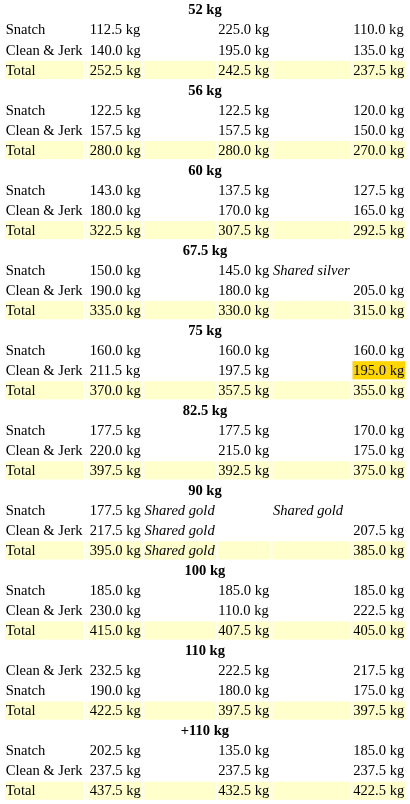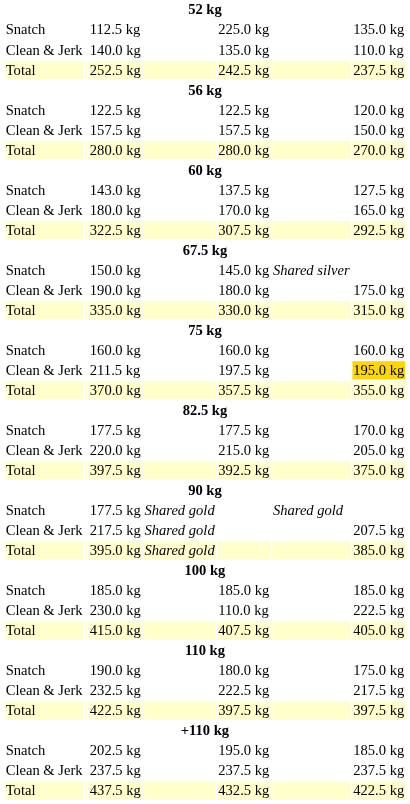(378, 29) 110.0 kg -> (379, 29) 135.0 kg
(244, 50) 195.0 kg -> (244, 50) 135.0 kg
(379, 50) 135.0 kg -> (378, 50) 110.0 kg
(379, 290) 205.0 kg -> (379, 290) 175.0 kg
(379, 450) 175.0 kg -> (379, 450) 205.0 kg
rows swapped: (26, 690) <-> (44, 670)
(244, 750) 135.0 kg -> (244, 750) 195.0 kg
